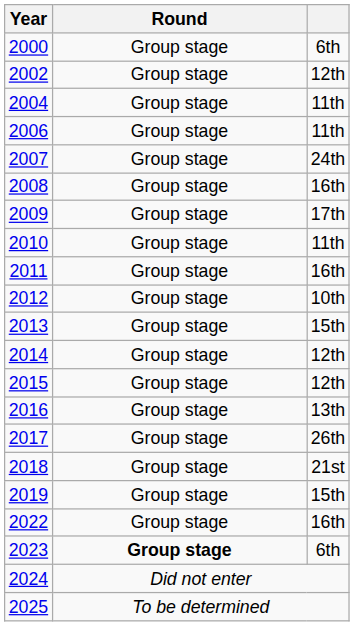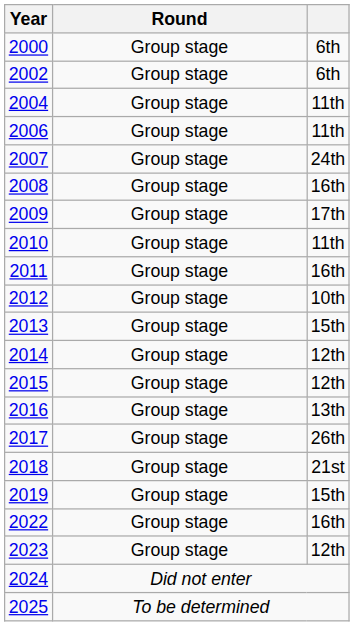(328, 75) 12th -> (328, 75) 6th
(179, 551) bold -> (179, 551) normal
(328, 551) 6th -> (328, 551) 12th
